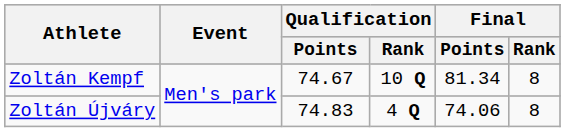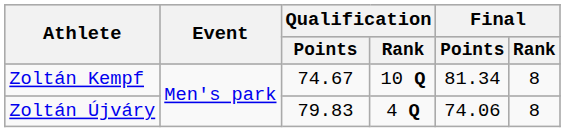(325, 111) 74.83 -> (325, 111) 79.83
